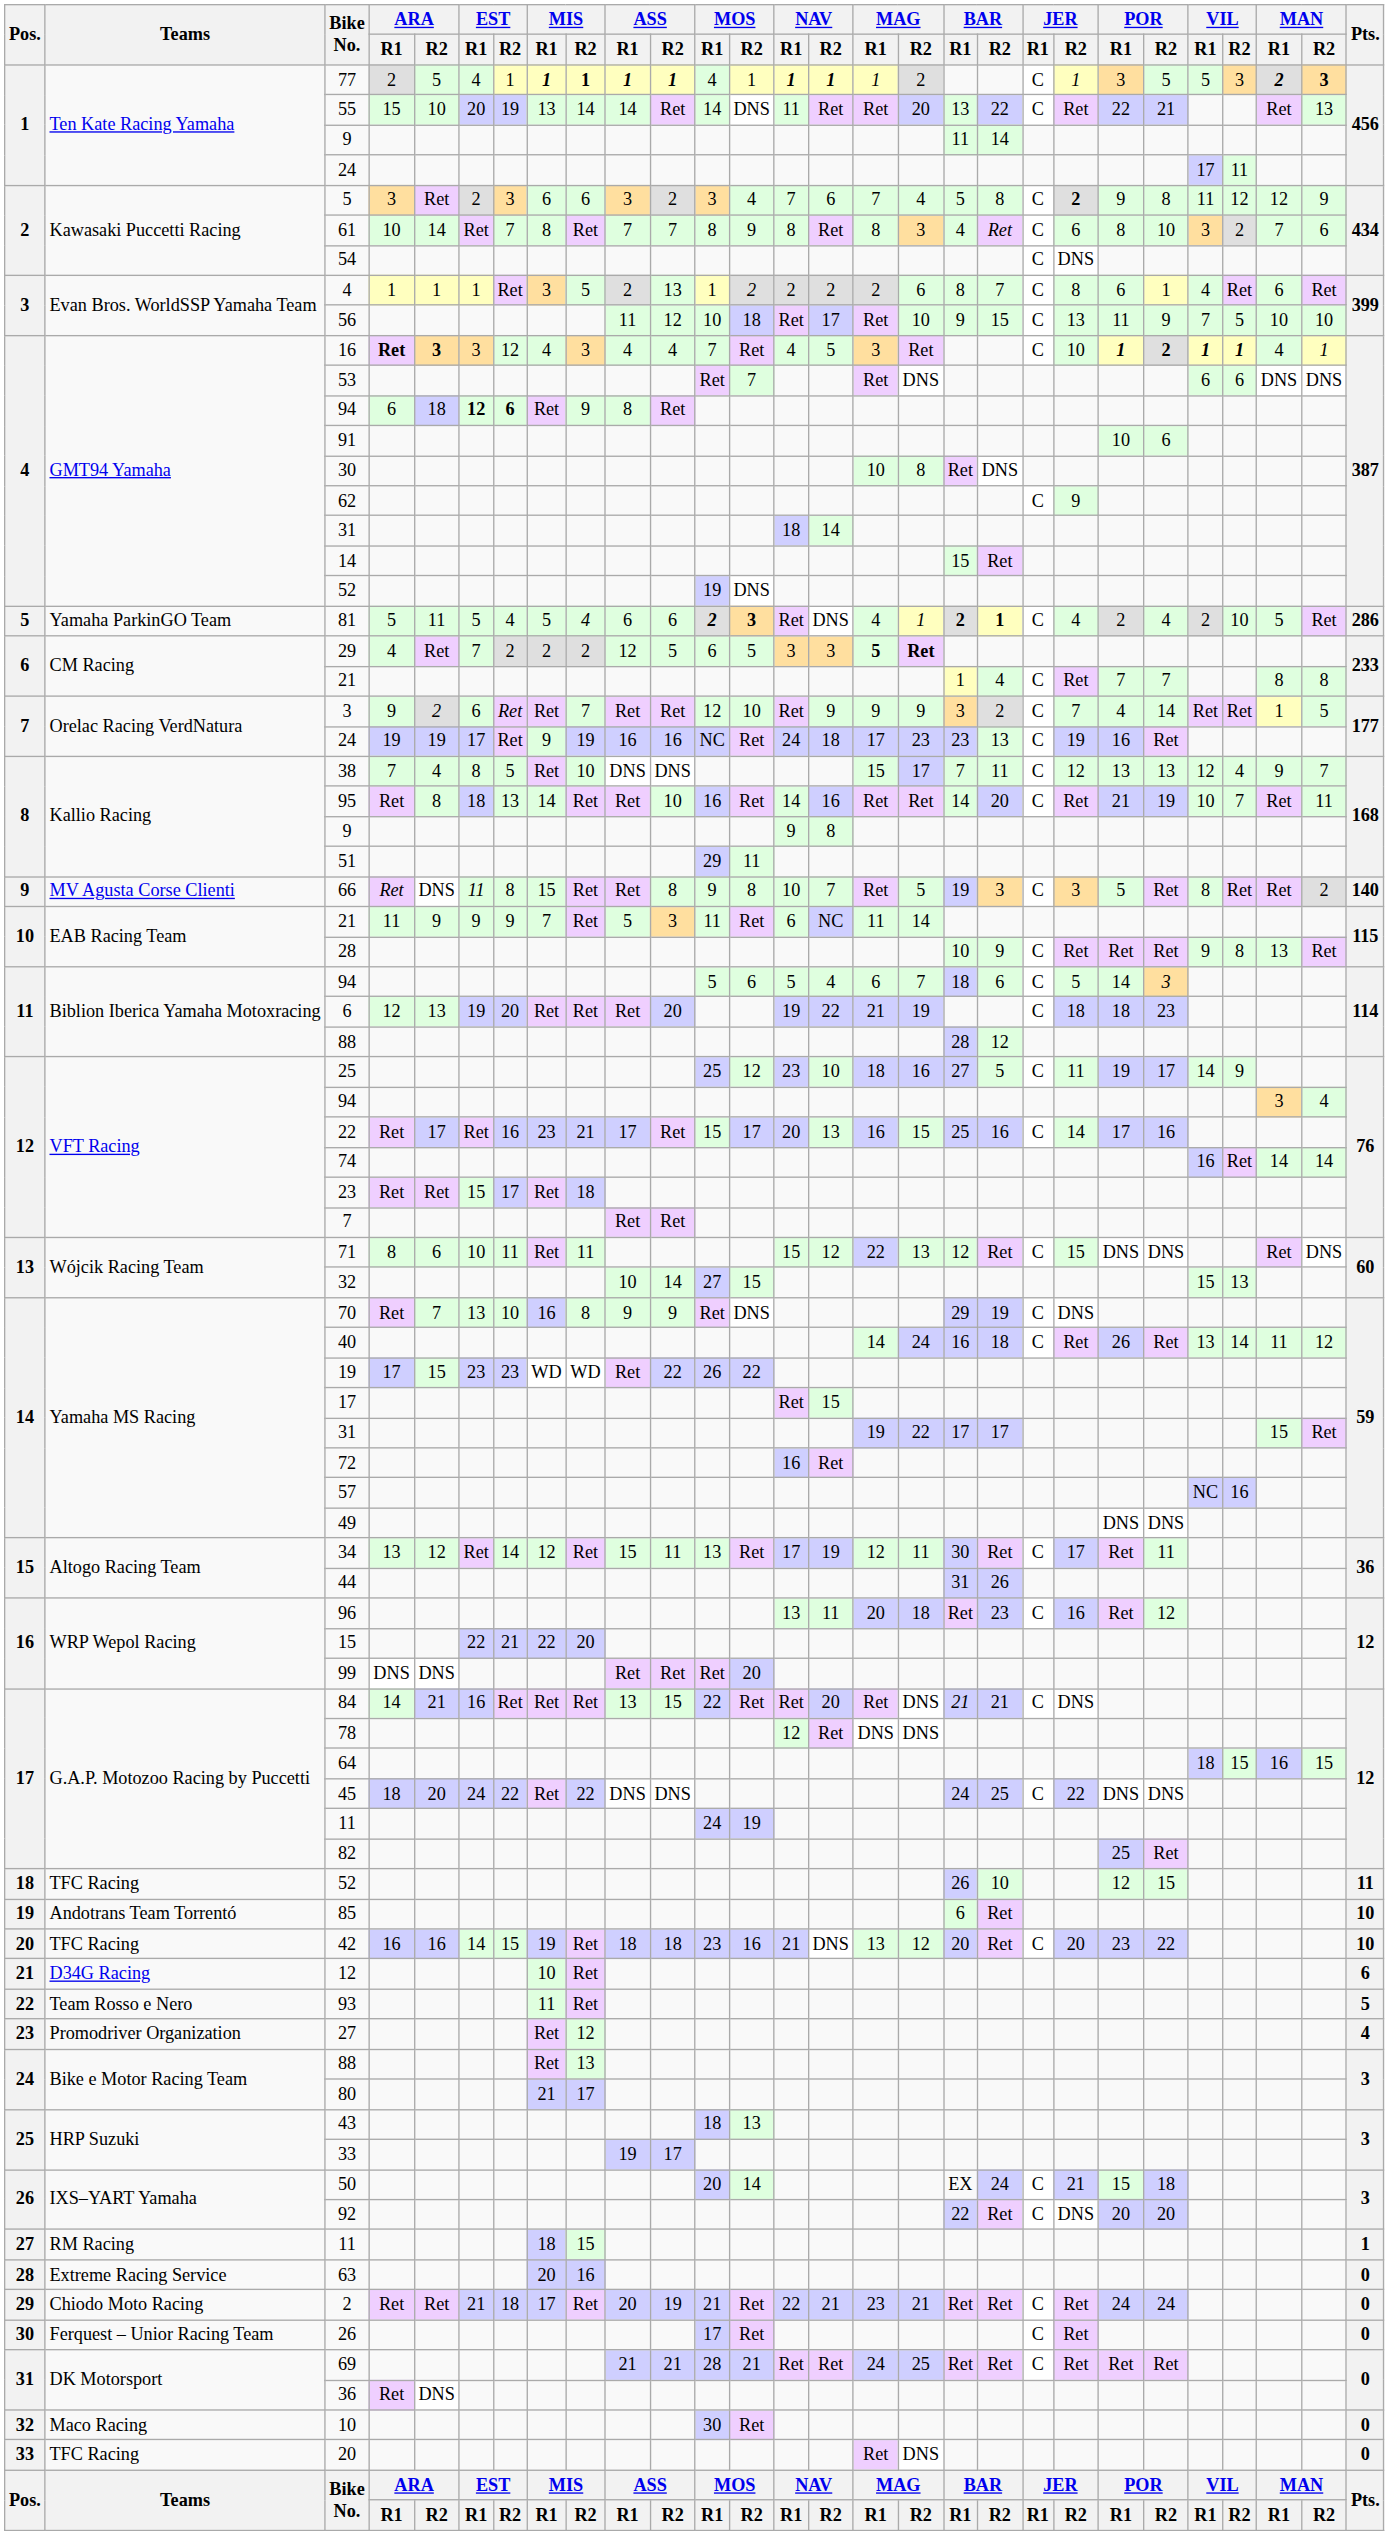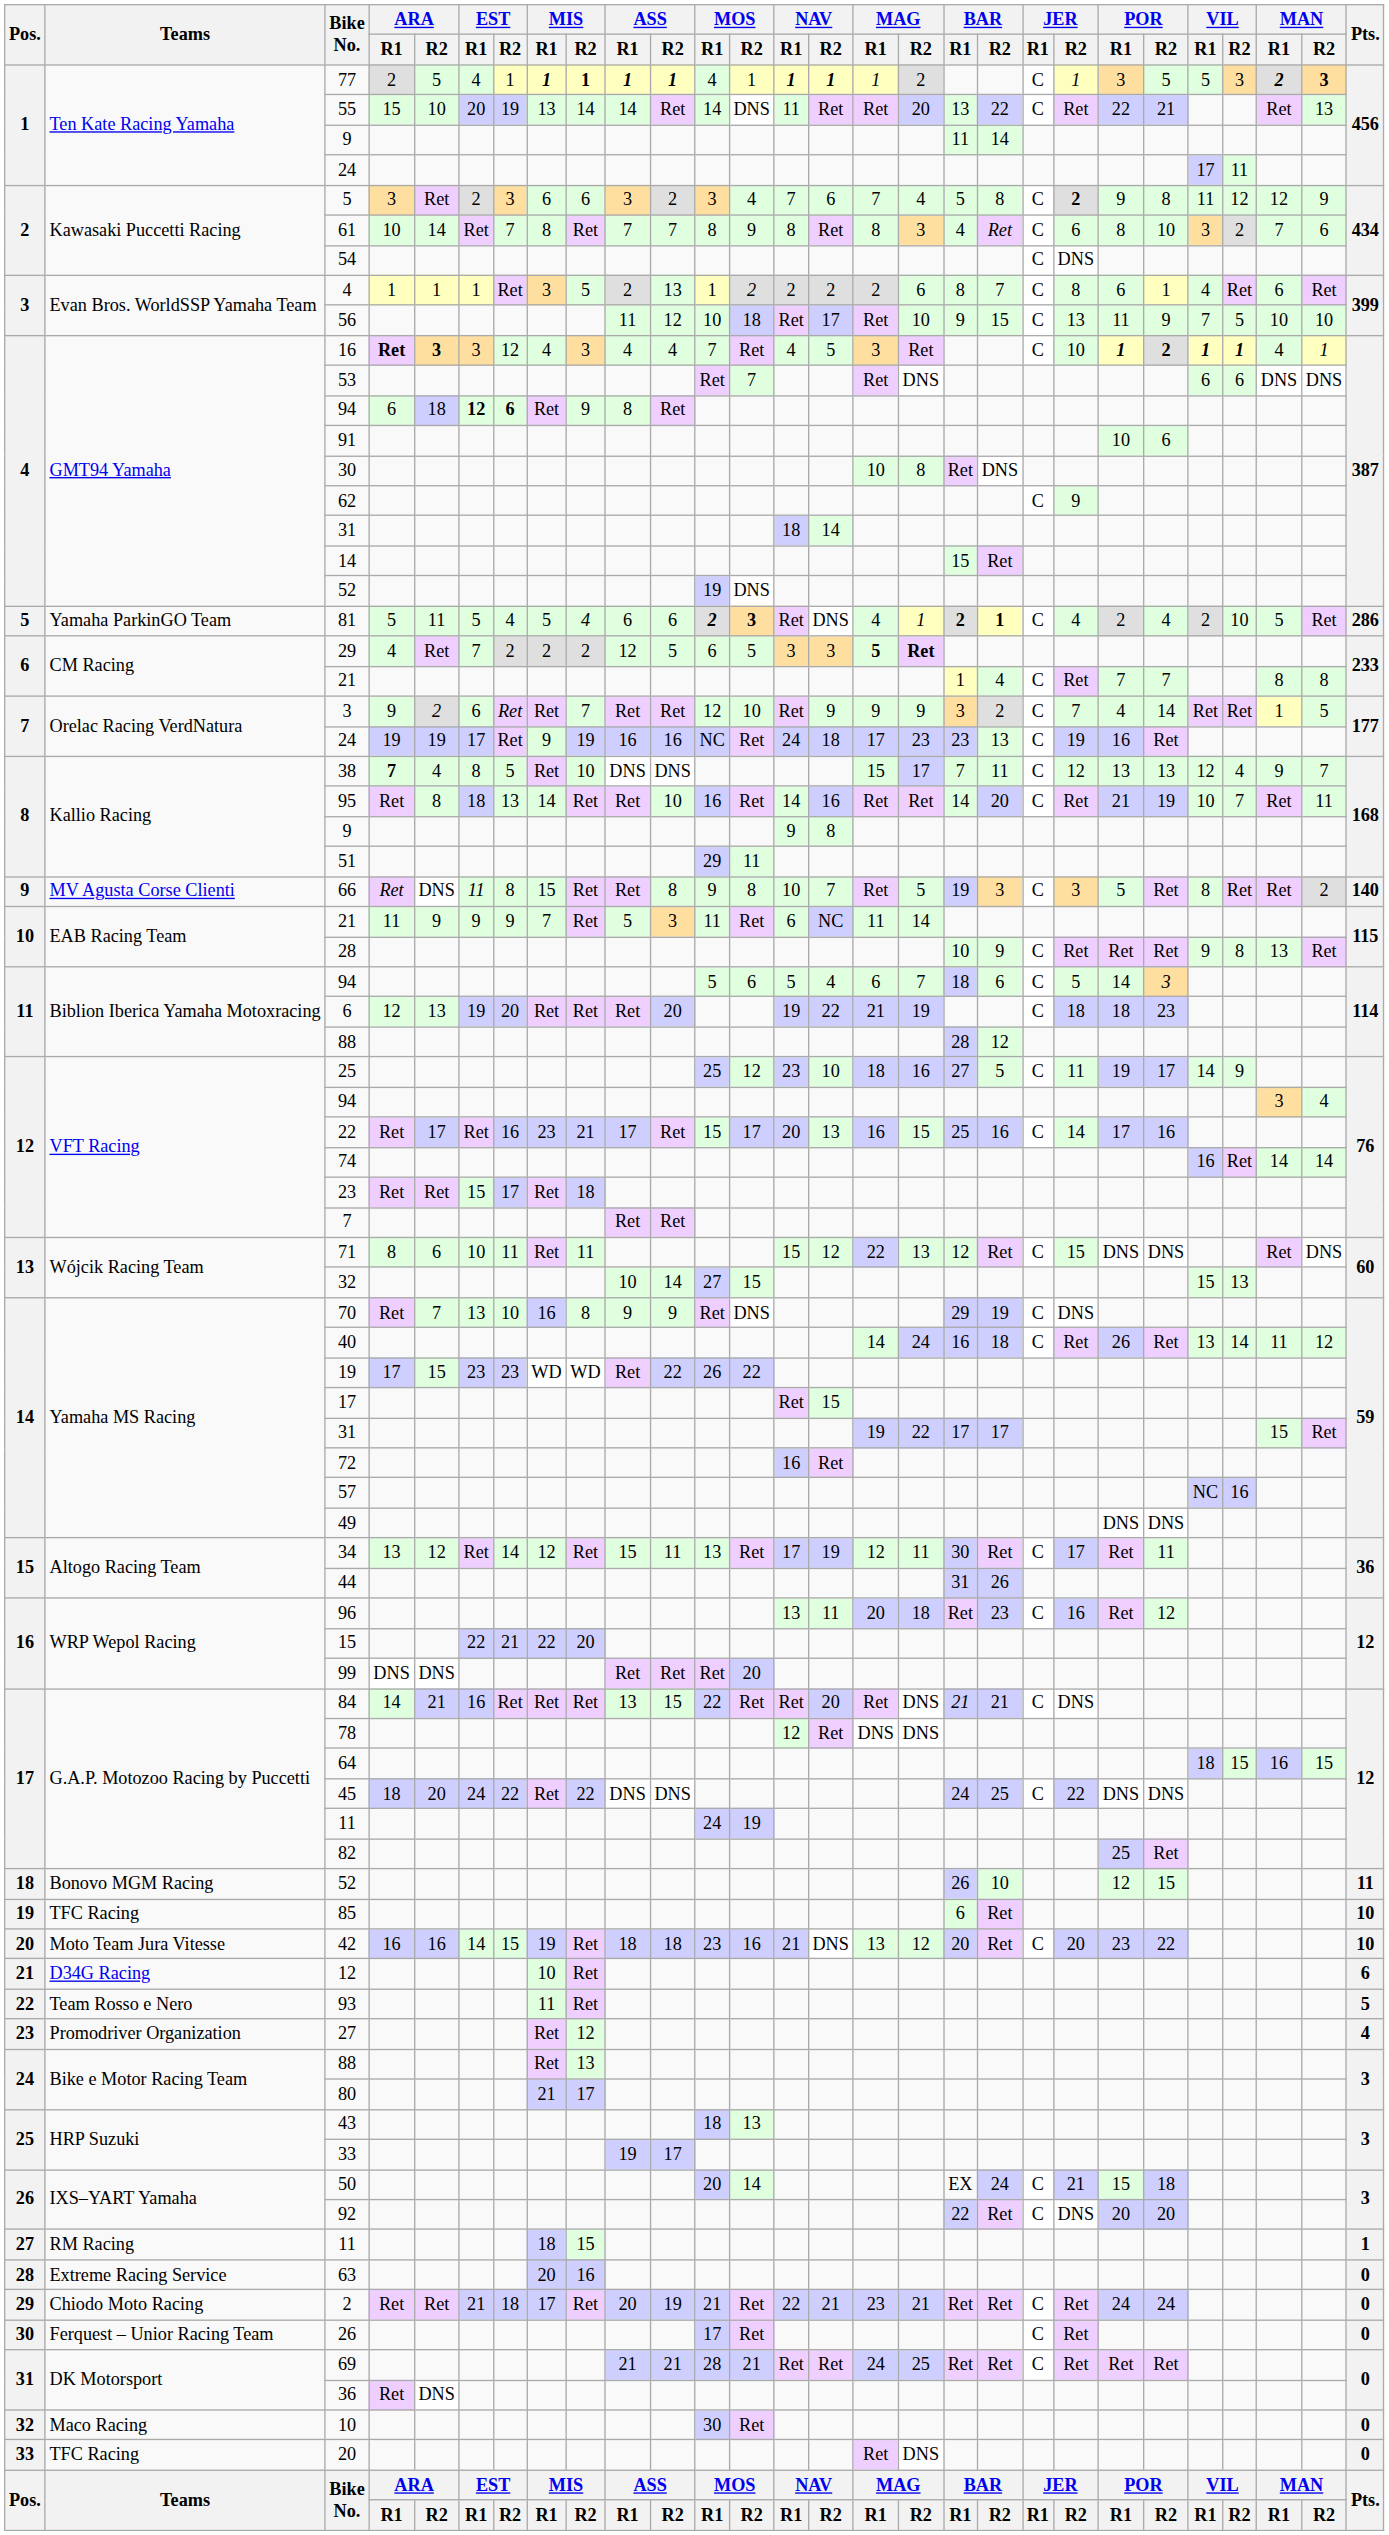(392, 770) normal -> (392, 770) bold
(94, 1883) TFC Racing -> (131, 1883) Bonovo MGM Racing
(143, 1913) Andotrans Team Torrentó -> (94, 1913) TFC Racing
(94, 1943) TFC Racing -> (137, 1943) Moto Team Jura Vitesse
